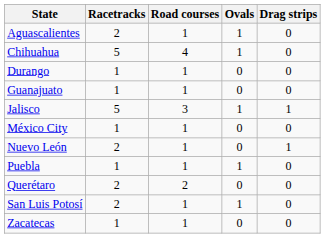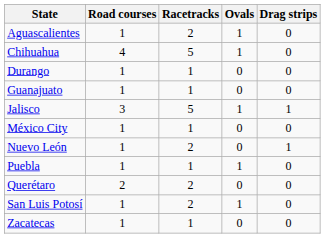columns swapped: (117, 14) <-> (185, 14)
